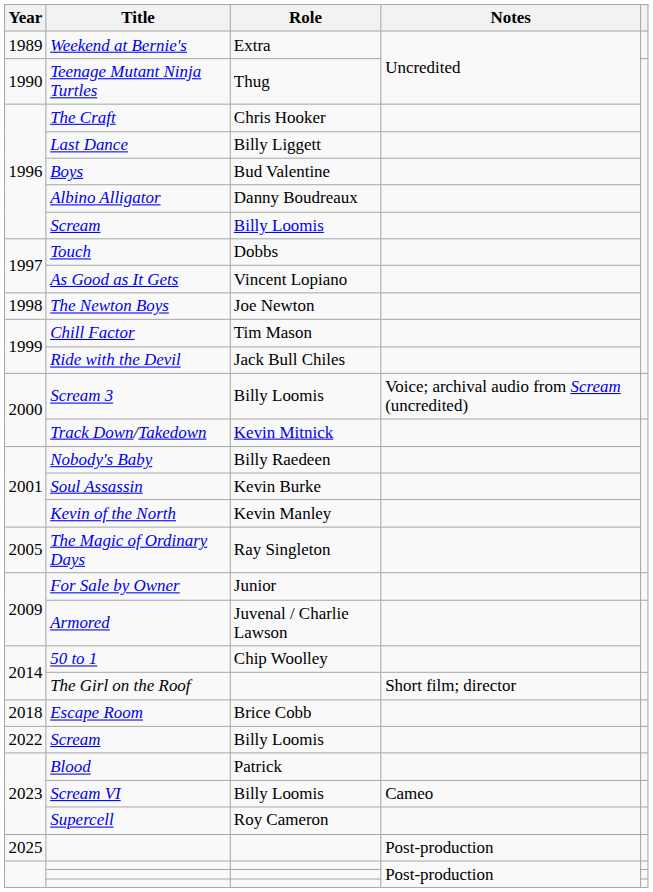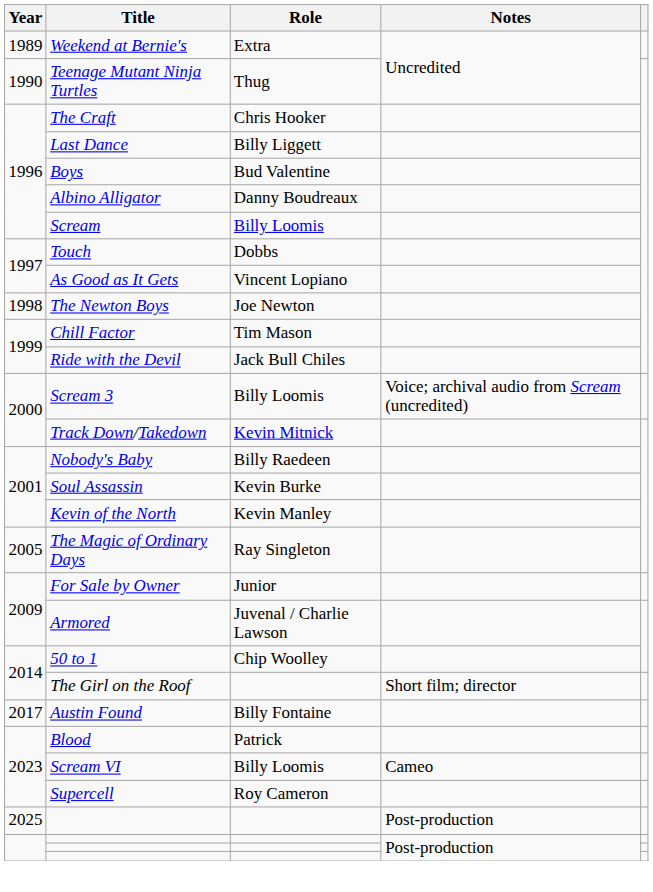+ row: (25, 712)
- row: (25, 712)
- row: (25, 739)
